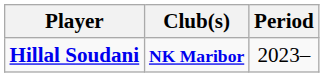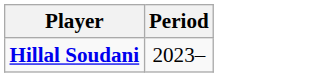- column: (197, 21)
